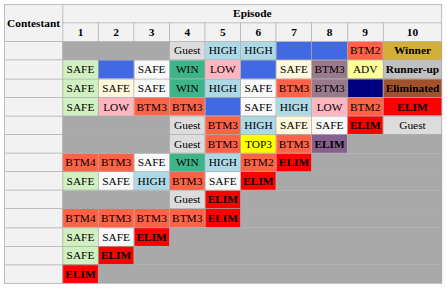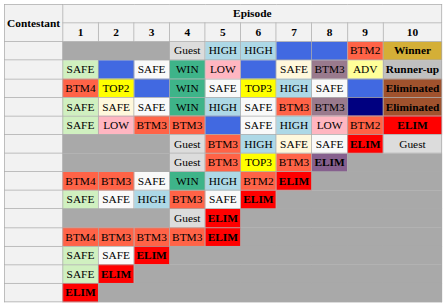+ row: (116, 88)
